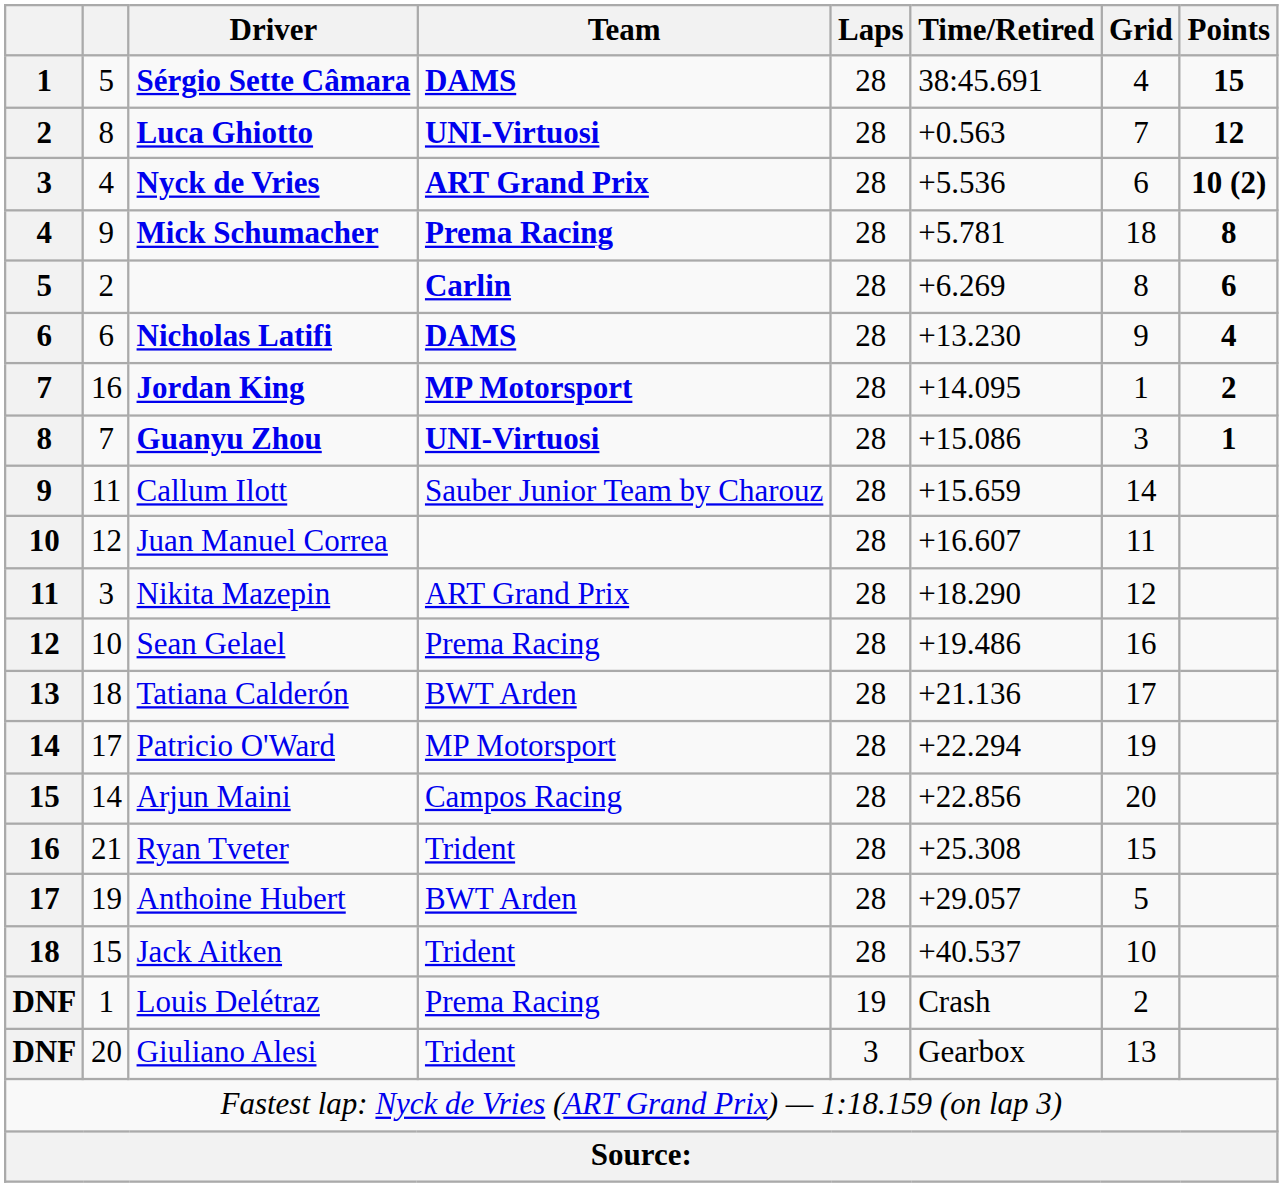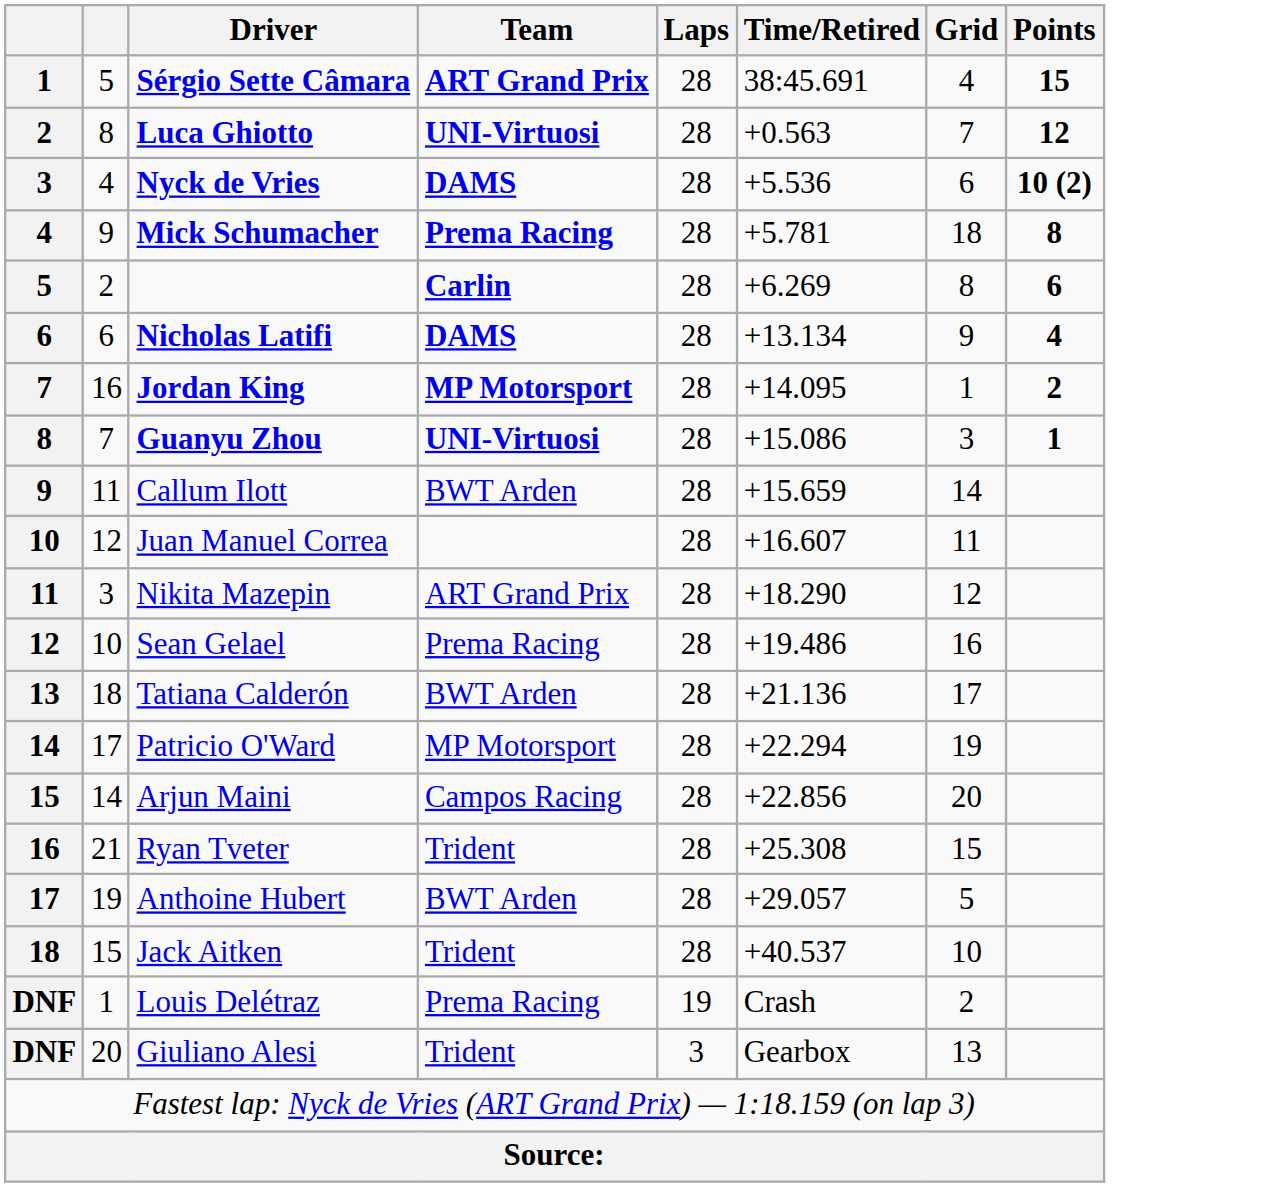(471, 80) DAMS -> (537, 80) ART Grand Prix
(537, 183) ART Grand Prix -> (471, 183) DAMS
(970, 336) +13.230 -> (795, 336) +13.134
(624, 490) Sauber Junior Team by Charouz -> (501, 490) BWT Arden
